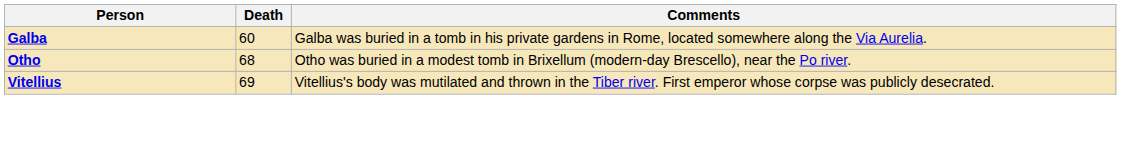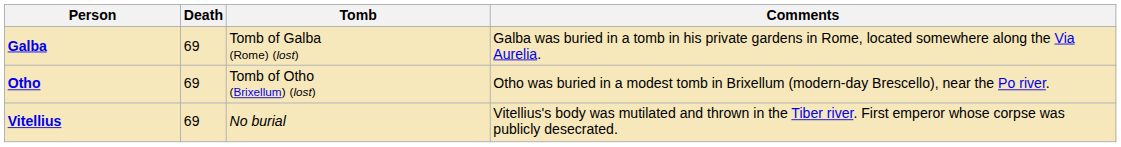+ column: (358, 15)
(247, 37) 60 -> (192, 45) 69
(247, 60) 68 -> (192, 84) 69
